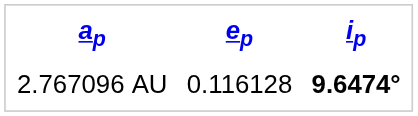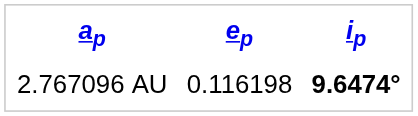(239, 84) 0.116128 -> (239, 84) 0.116198
